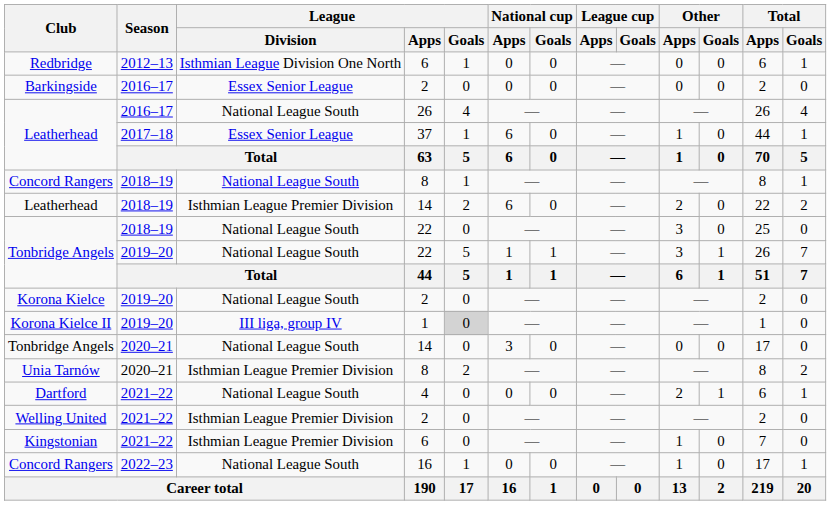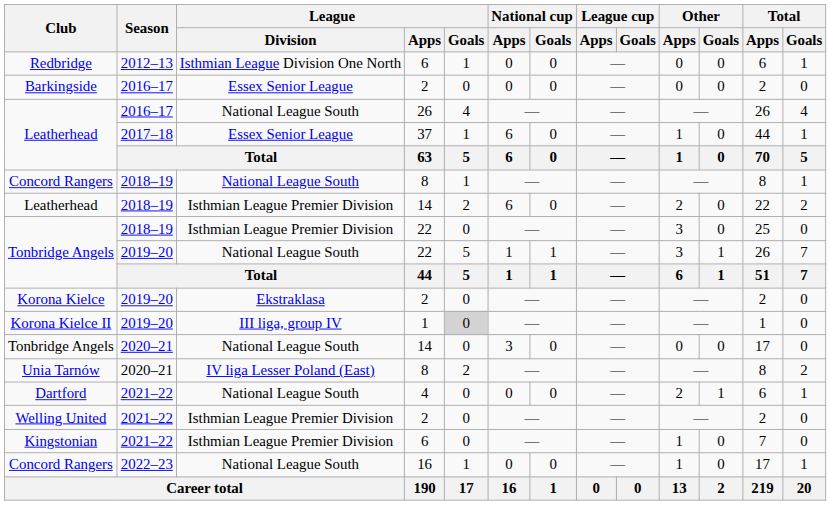(290, 228) National League South -> (290, 228) Isthmian League Premier Division
(290, 299) National League South -> (290, 299) Ekstraklasa
(290, 370) Isthmian League Premier Division -> (290, 370) IV liga Lesser Poland (East)
